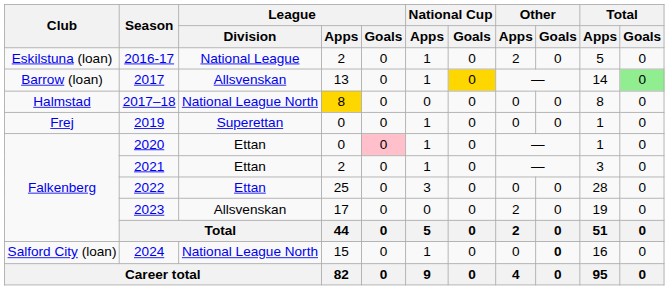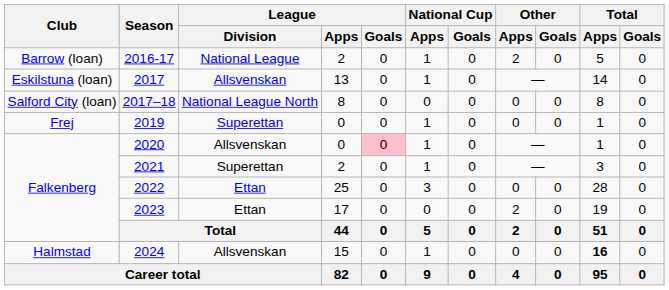(62, 58) Eskilstuna (loan) -> (62, 58) Barrow (loan)
(62, 79) Barrow (loan) -> (62, 79) Eskilstuna (loan)
(472, 79) gold background -> (472, 79) no background
(642, 79) lightgreen background -> (642, 79) no background
(62, 101) Halmstad -> (62, 101) Salford City (loan)
(341, 101) gold background -> (341, 101) no background
(250, 144) Ettan -> (250, 144) Allsvenskan
(250, 166) Ettan -> (250, 166) Superettan
(250, 209) Allsvenskan -> (250, 209) Ettan
(62, 252) Salford City (loan) -> (62, 252) Halmstad
(250, 252) National League North -> (250, 252) Allsvenskan
(558, 252) bold -> (558, 252) normal
(600, 252) normal -> (600, 252) bold
